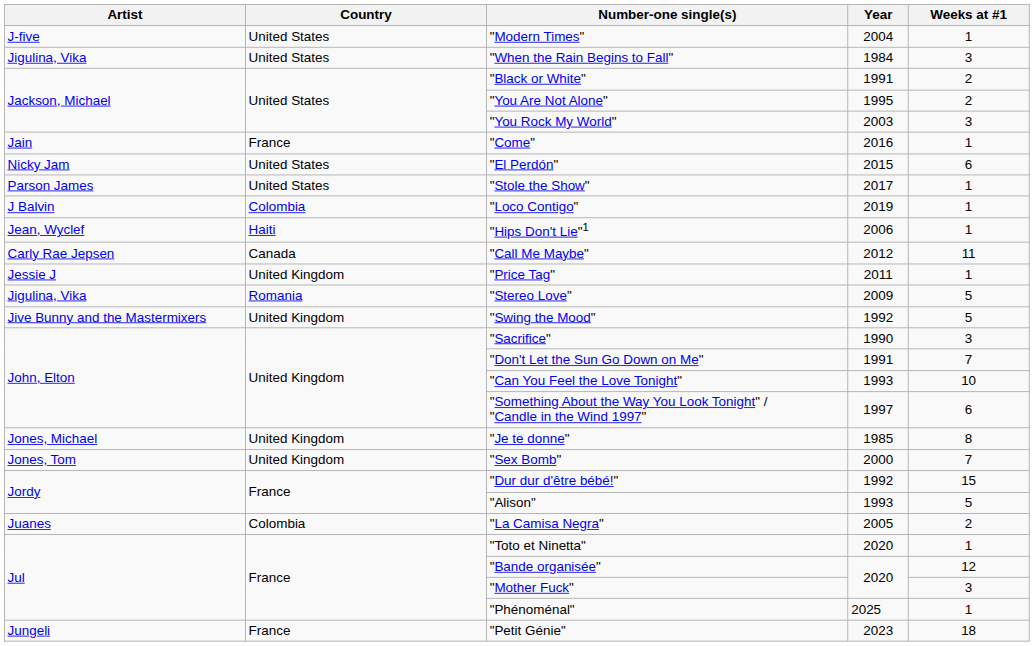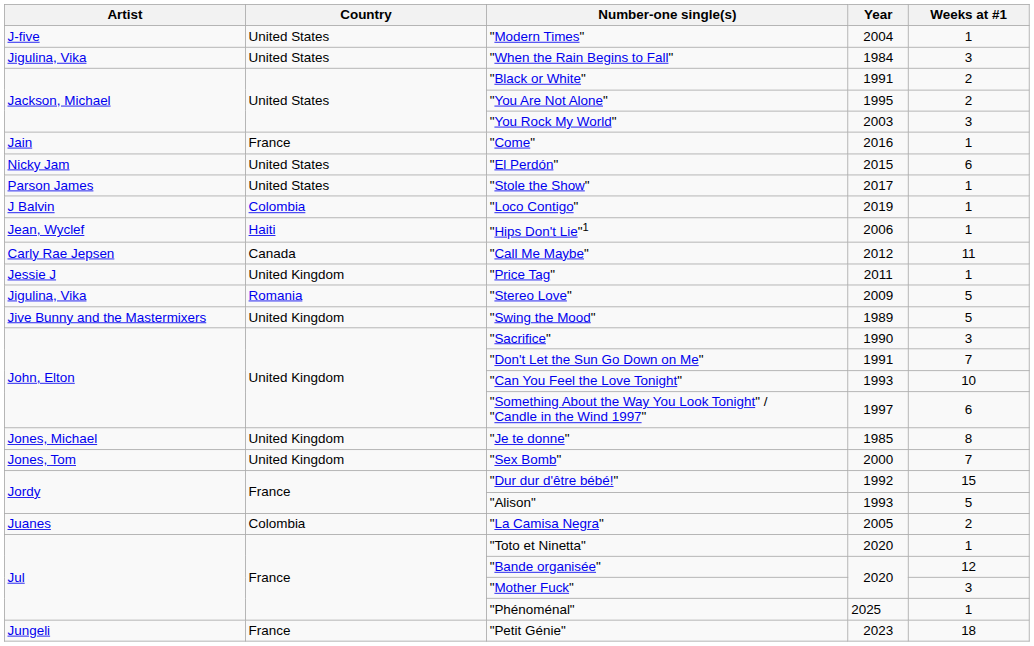(878, 317) 1992 -> (878, 317) 1989
